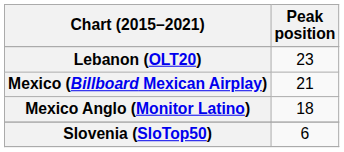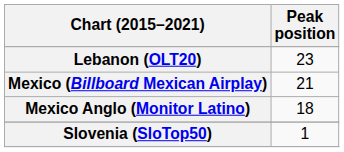(305, 134) 6 -> (305, 134) 1
